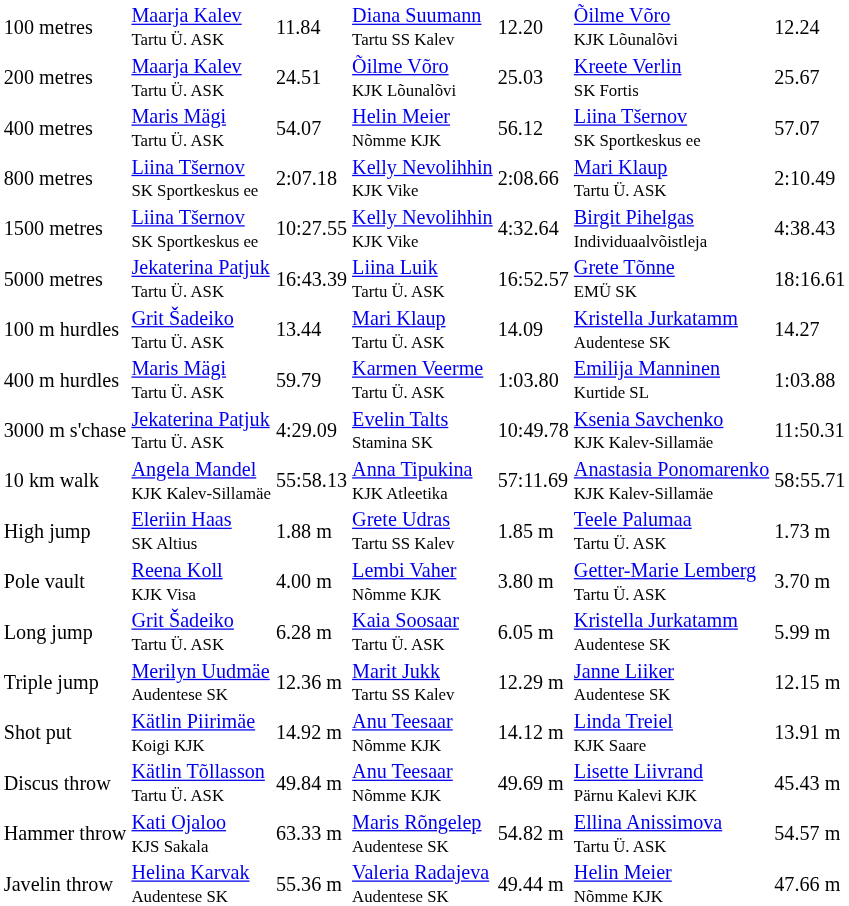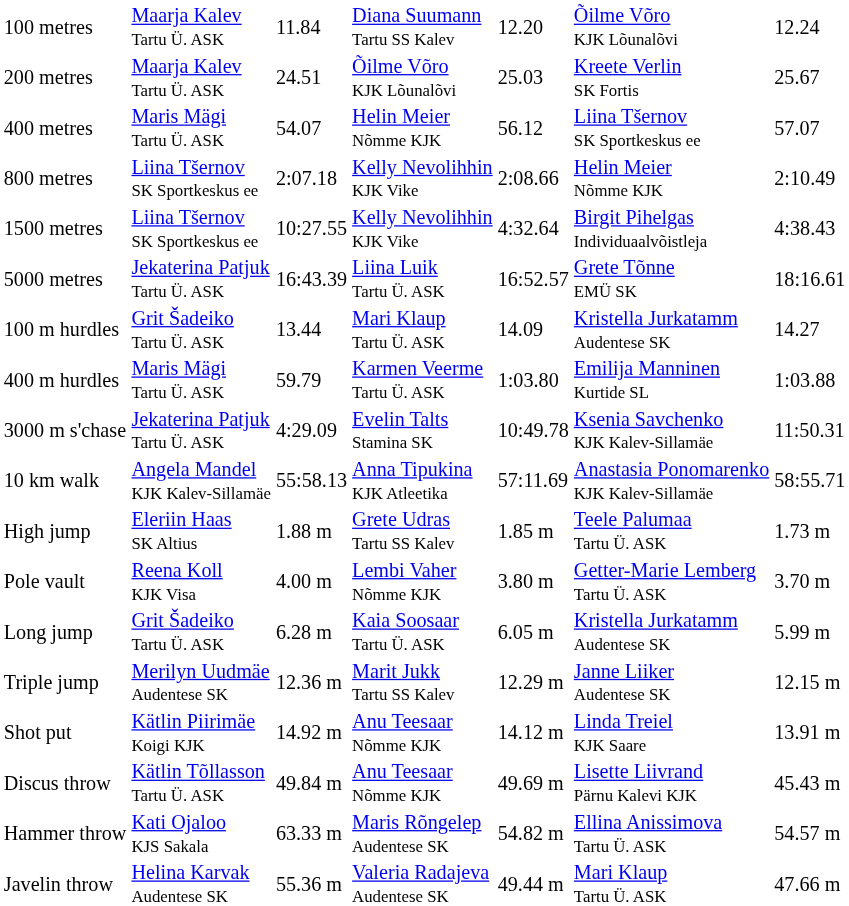(621, 178) Mari Klaup Tartu Ü. ASK -> (623, 178) Helin Meier Nõmme KJK
(623, 884) Helin Meier Nõmme KJK -> (621, 884) Mari Klaup Tartu Ü. ASK
